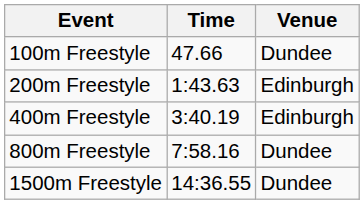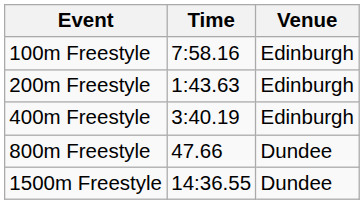(197, 53) 47.66 -> (206, 53) 7:58.16
(296, 53) Dundee -> (307, 53) Edinburgh
(206, 150) 7:58.16 -> (197, 150) 47.66
